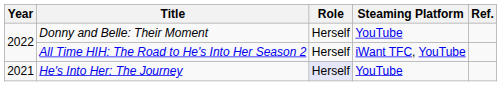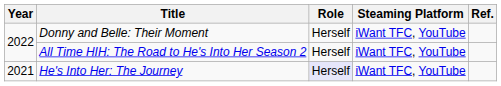(379, 33) YouTube -> (411, 33) iWant TFC, YouTube
(379, 71) YouTube -> (411, 71) iWant TFC, YouTube
